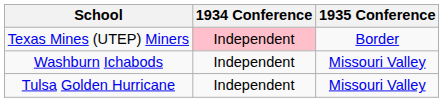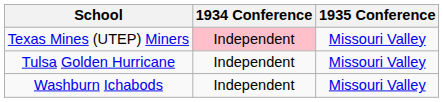(377, 39) Border -> (377, 39) Missouri Valley
rows swapped: (98, 85) <-> (98, 62)
